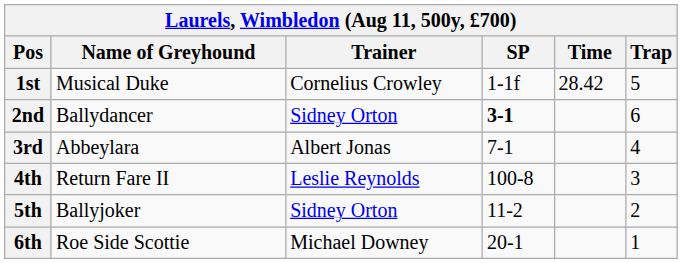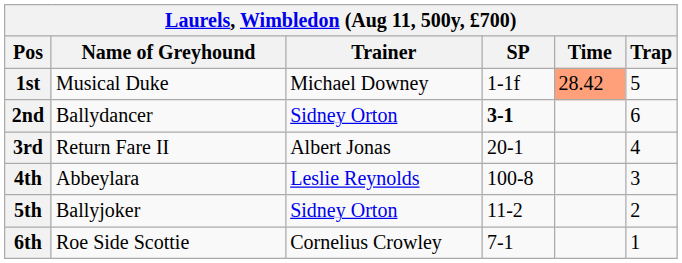(366, 83) Cornelius Crowley -> (359, 83) Michael Downey
(581, 83) no background -> (581, 83) lightsalmon background
(98, 147) Abbeylara -> (113, 147) Return Fare II
(500, 147) 7-1 -> (505, 147) 20-1
(113, 178) Return Fare II -> (98, 178) Abbeylara
(359, 242) Michael Downey -> (366, 242) Cornelius Crowley
(505, 242) 20-1 -> (500, 242) 7-1
